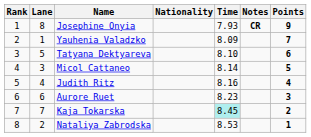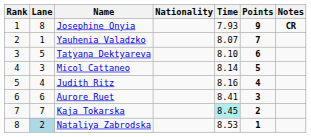columns swapped: (255, 11) <-> (288, 11)
(228, 40) 8.09 -> (228, 40) 8.07
(228, 97) 8.23 -> (228, 97) 8.41
(42, 125) no background -> (42, 125) lightblue background
